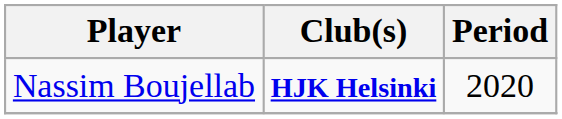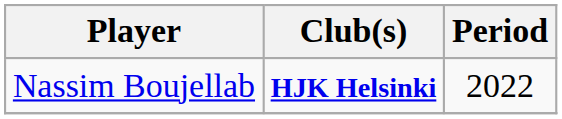(500, 85) 2020 -> (500, 85) 2022
